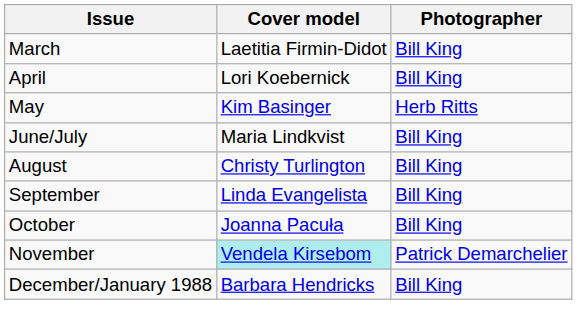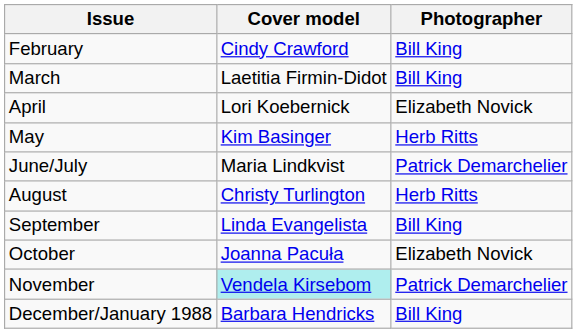+ row: (46, 48)
(429, 78) Bill King -> (464, 107) Elizabeth Novick
(429, 136) Bill King -> (481, 166) Patrick Demarchelier
(429, 166) Bill King -> (437, 195) Herb Ritts
(429, 225) Bill King -> (464, 254) Elizabeth Novick
